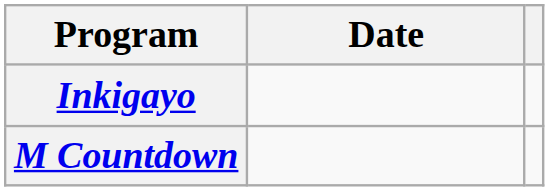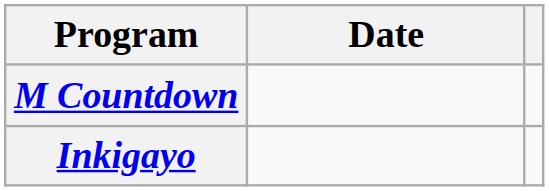rows swapped: (126, 94) <-> (126, 154)
